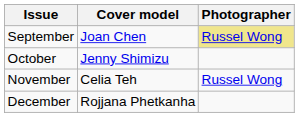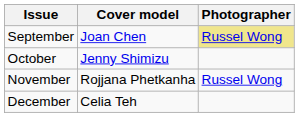(109, 79) Celia Teh -> (138, 79) Rojjana Phetkanha
(138, 101) Rojjana Phetkanha -> (109, 101) Celia Teh
